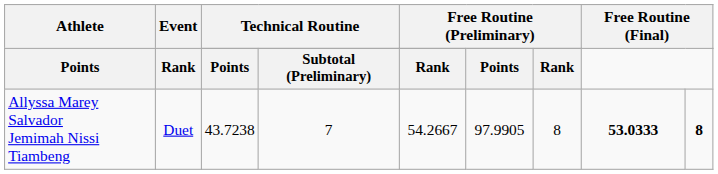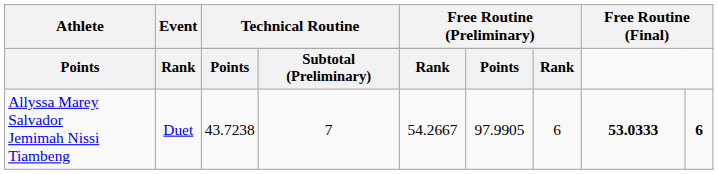(557, 129) 8 -> (557, 129) 6
(699, 129) 8 -> (699, 129) 6
